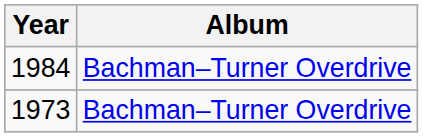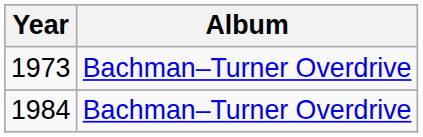rows swapped: (41, 110) <-> (41, 68)
